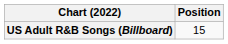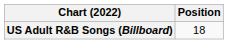(199, 30) 15 -> (199, 30) 18
